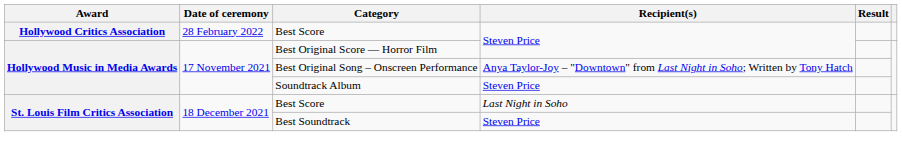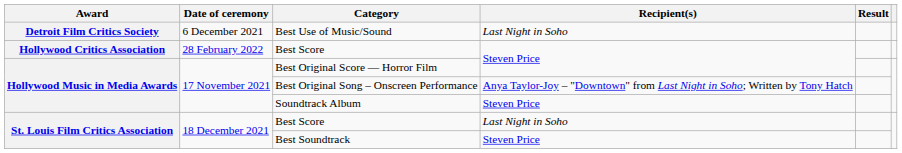+ row: (92, 31)
